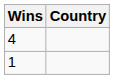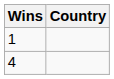rows swapped: (12, 39) <-> (12, 62)
